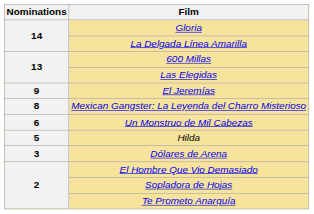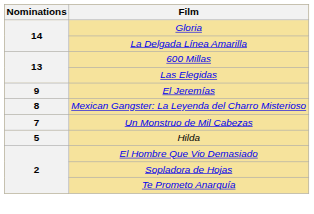(37, 122) 6 -> (37, 122) 7
- row: (189, 153)
